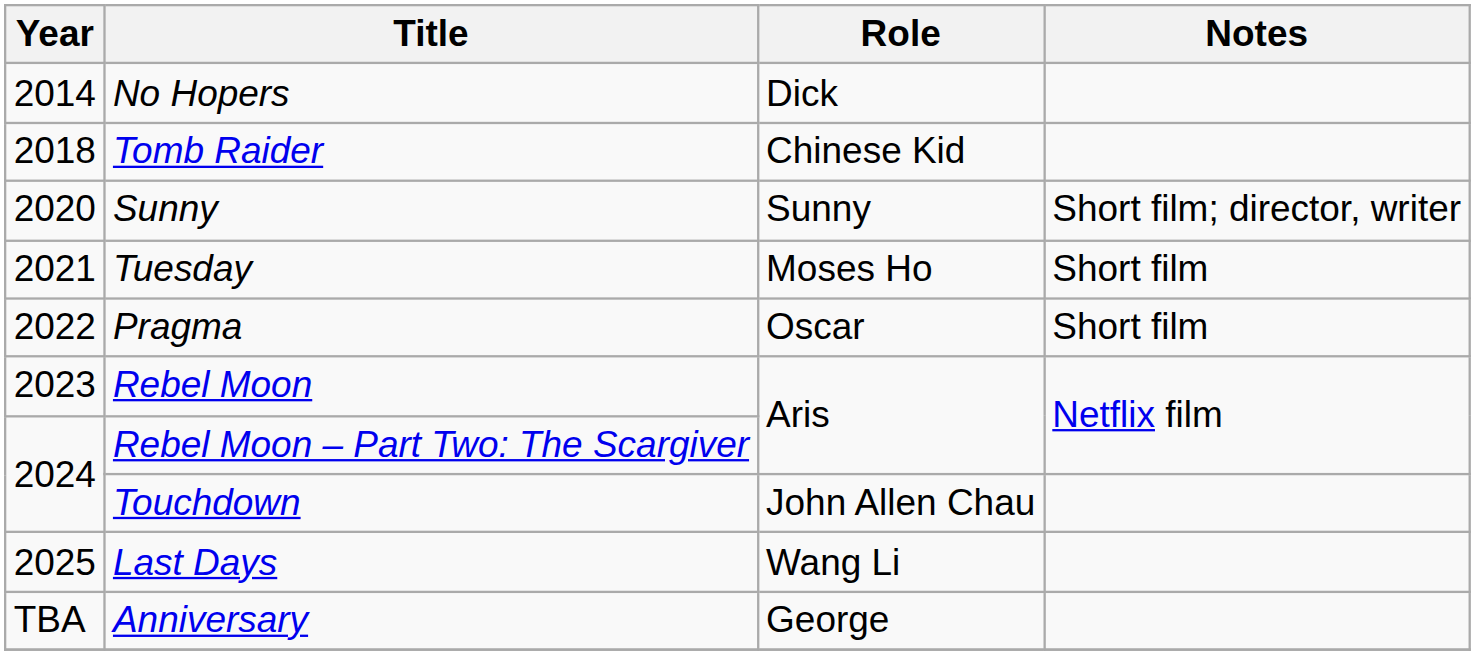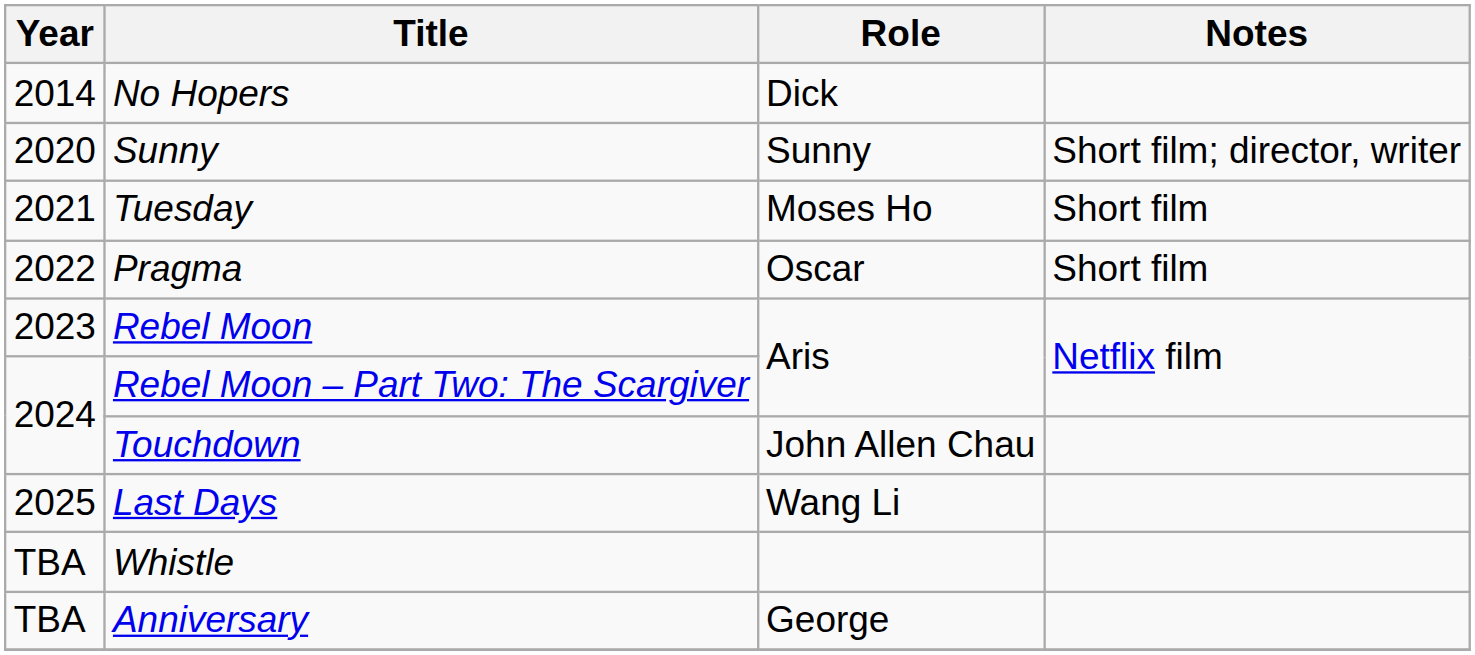- row: (218, 151)
+ row: (174, 561)
